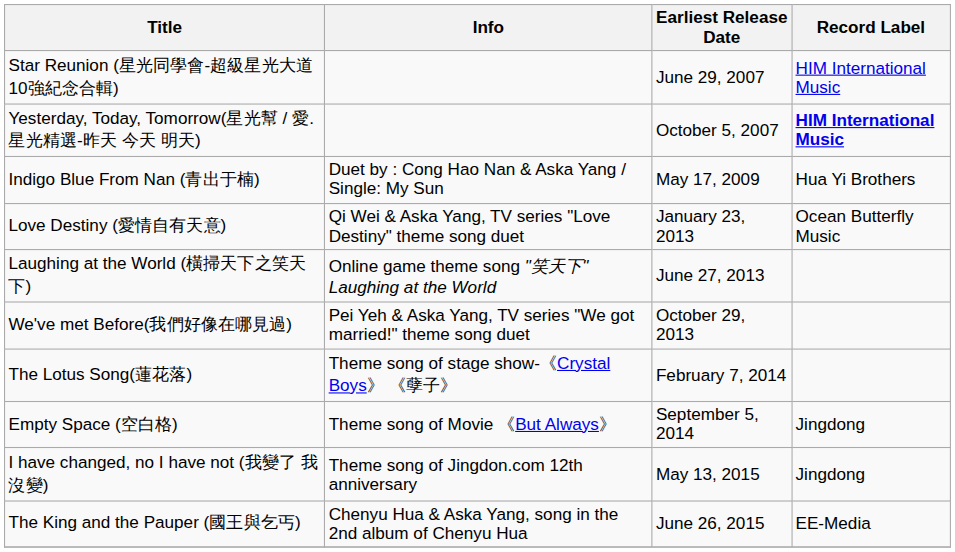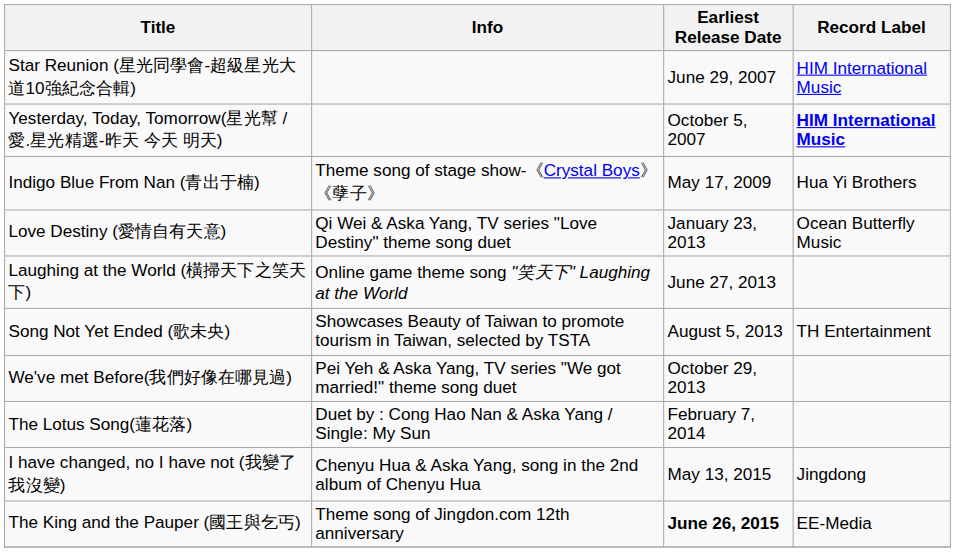(477, 179) Duet by : Cong Hao Nan & Aska Yang / Single: My Sun -> (486, 182) Theme song of stage show-《Crystal Boys》 《孽子》
+ row: (119, 331)
(469, 374) Theme song of stage show-《Crystal Boys》 《孽子》 -> (464, 424) Duet by : Cong Hao Nan & Aska Yang / Single: My Sun
- row: (93, 424)
(456, 474) Theme song of Jingdon.com 12th anniversary -> (477, 474) Chenyu Hua & Aska Yang, song in the 2nd album of Chenyu Hua
(473, 523) Chenyu Hua & Aska Yang, song in the 2nd album of Chenyu Hua -> (442, 523) Theme song of Jingdon.com 12th anniversary
(710, 523) normal -> (723, 523) bold
